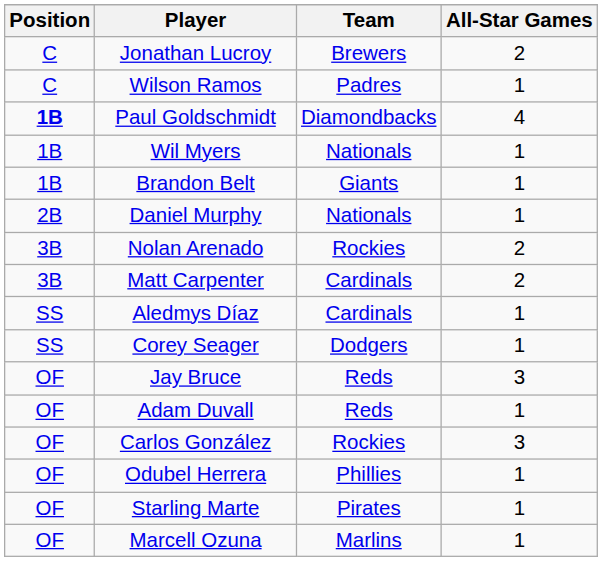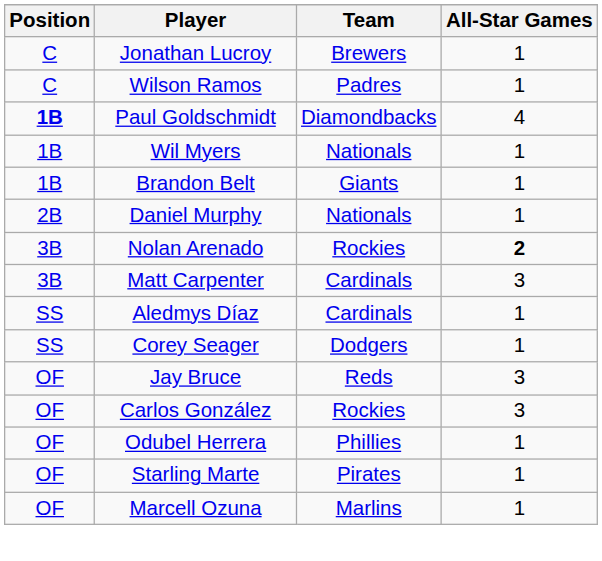(519, 53) 2 -> (519, 53) 1
(519, 248) normal -> (519, 248) bold
(519, 280) 2 -> (519, 280) 3
- row: (196, 410)
